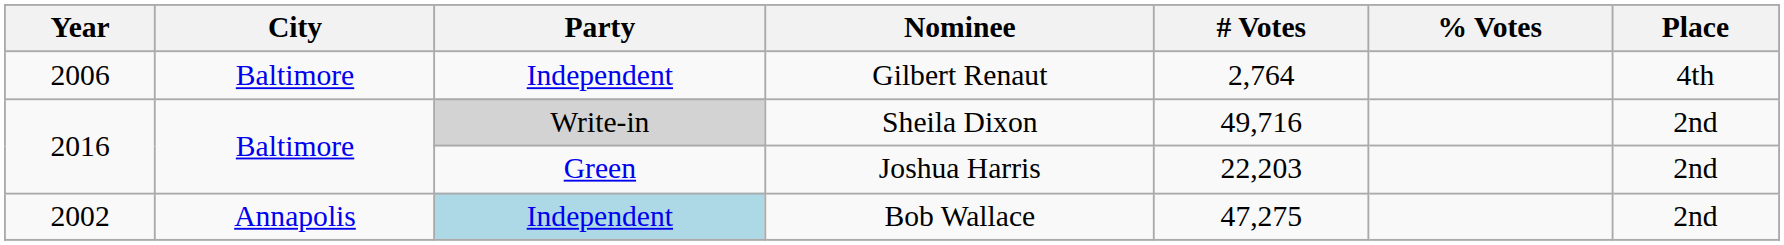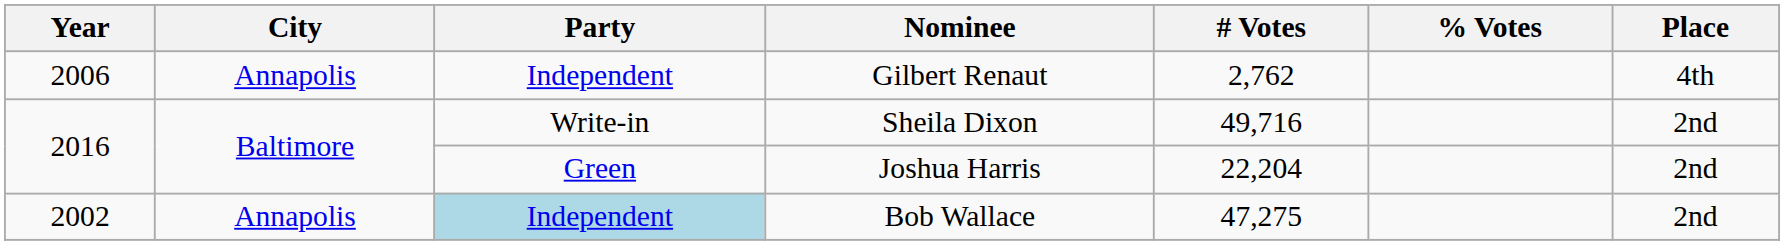(295, 74) Baltimore -> (295, 74) Annapolis
(1261, 74) 2,764 -> (1261, 74) 2,762
(600, 121) lightgrey background -> (600, 121) no background
(1261, 168) 22,203 -> (1261, 168) 22,204
